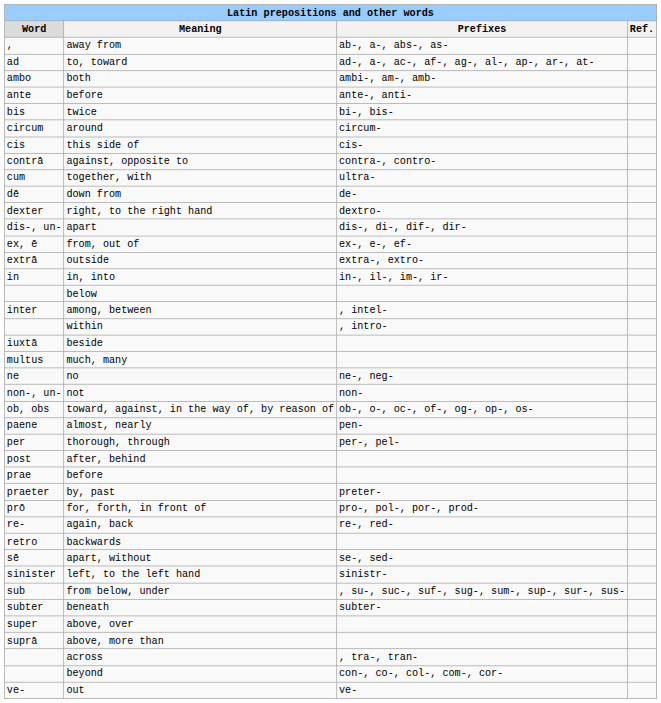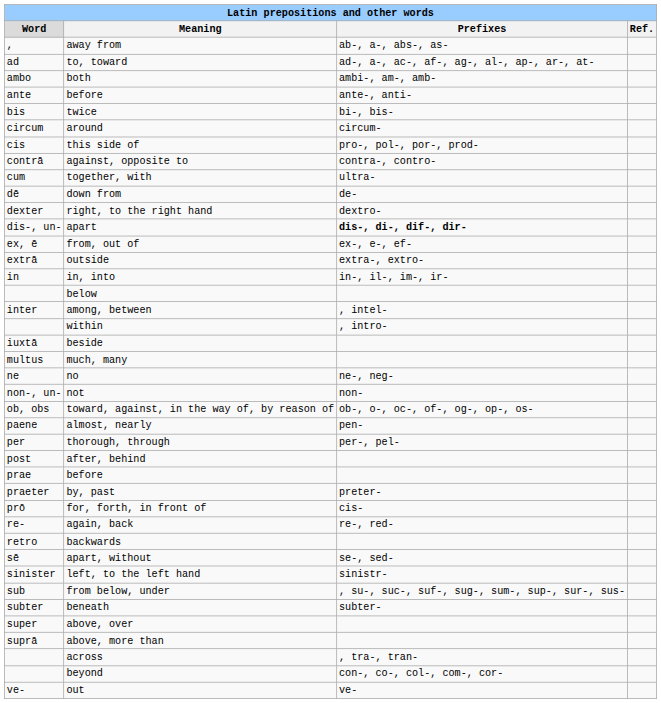(351, 145) cis- -> (409, 145) pro-, pol-, por-, prod-
(403, 227) normal -> (403, 227) bold
(409, 508) pro-, pol-, por-, prod- -> (351, 508) cis-
